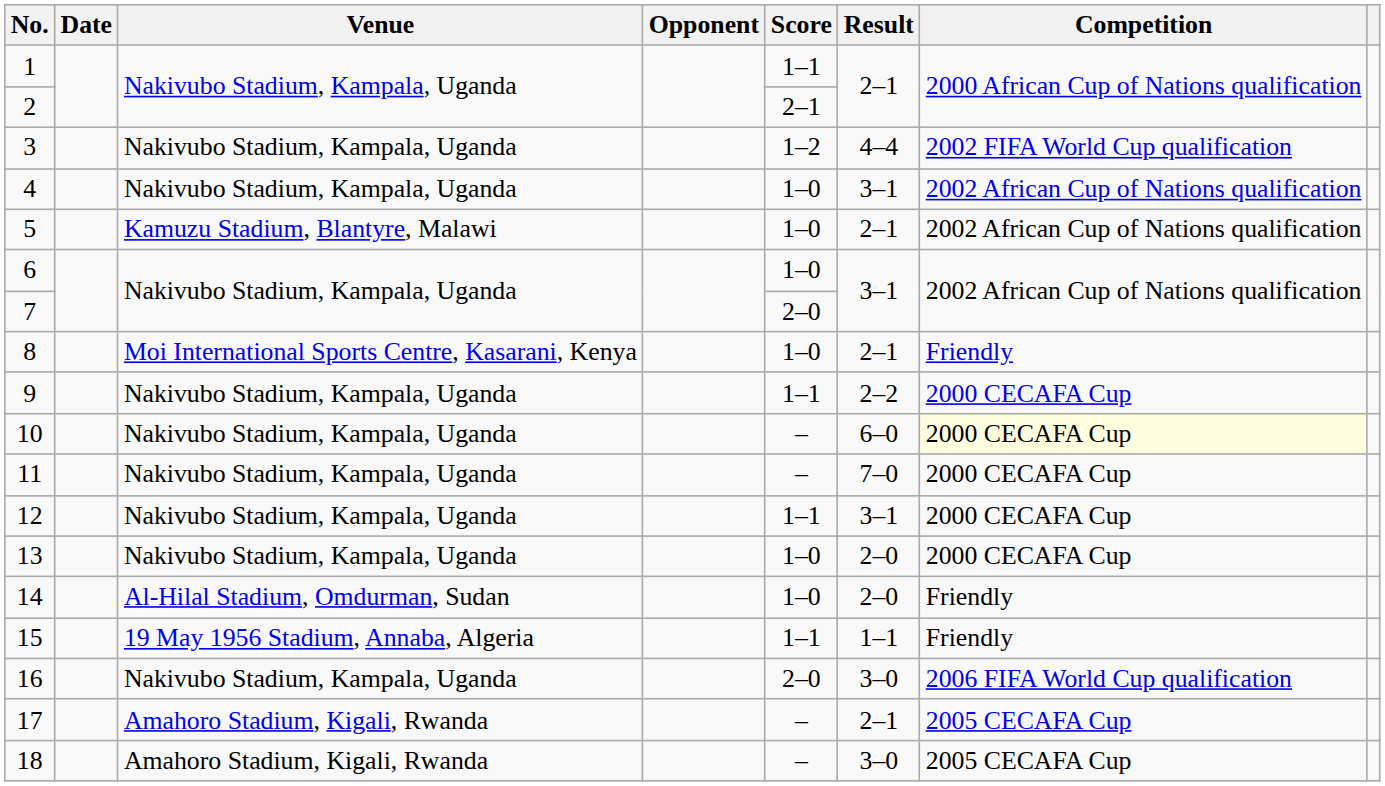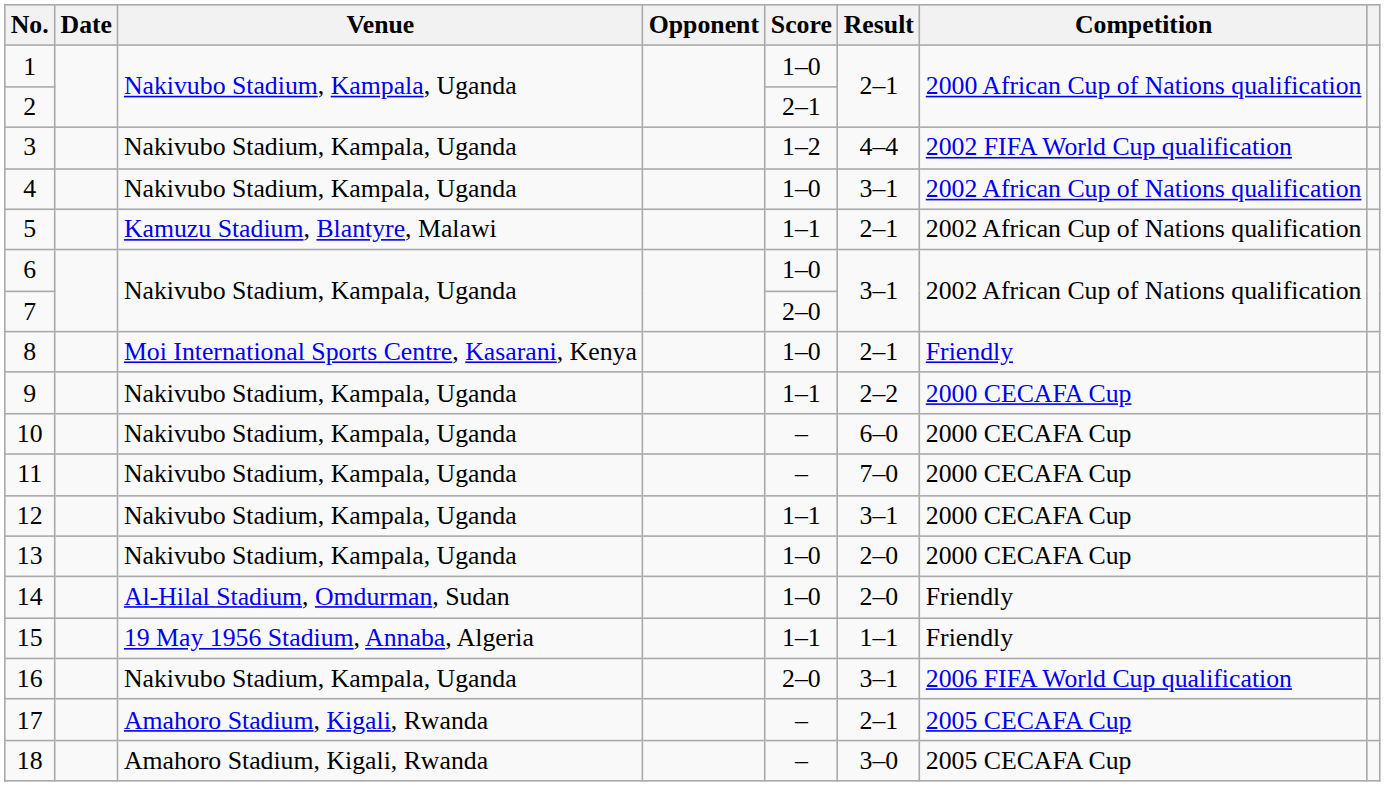(801, 65) 1–1 -> (801, 65) 1–0
(801, 229) 1–0 -> (801, 229) 1–1
(1029, 433) lightyellow background -> (1029, 433) no background
(879, 678) 3–0 -> (879, 678) 3–1
